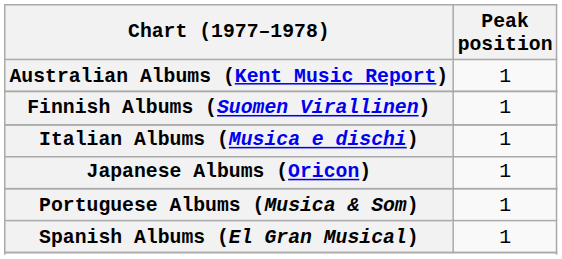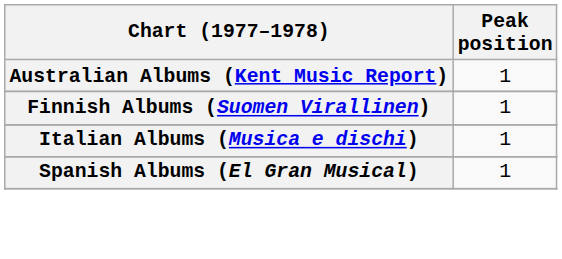- row: (229, 172)
- row: (229, 205)
